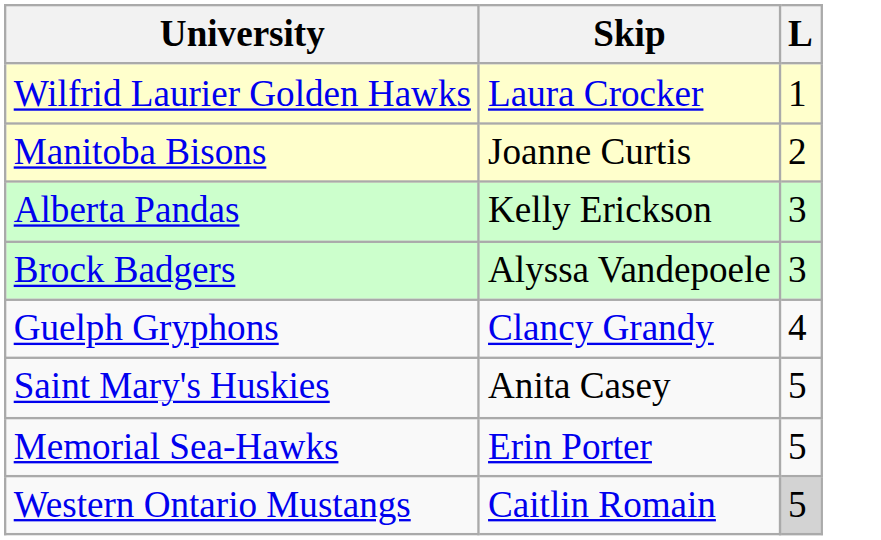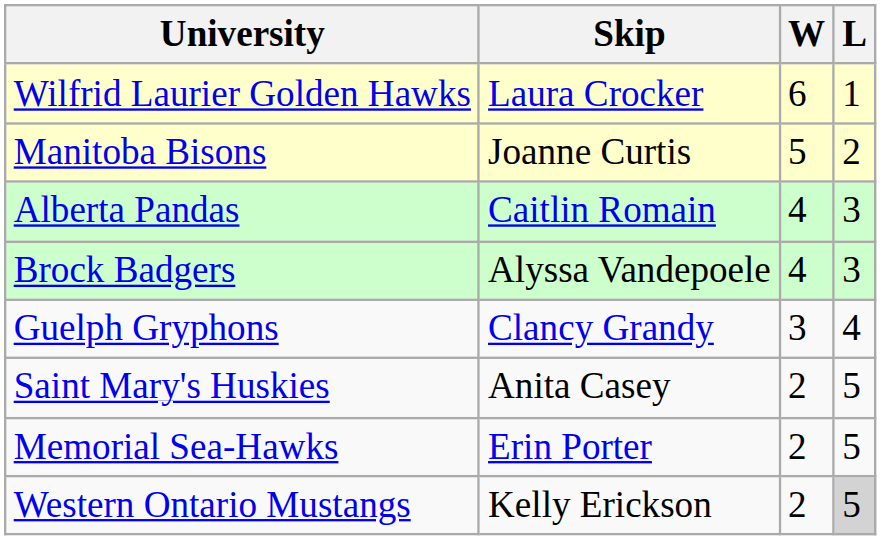+ column: (807, 33)
(600, 210) Kelly Erickson -> (602, 210) Caitlin Romain
(602, 504) Caitlin Romain -> (600, 504) Kelly Erickson
